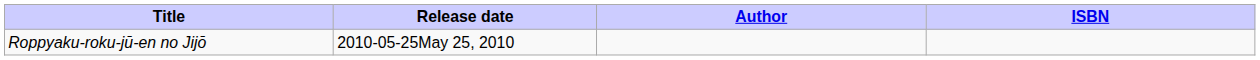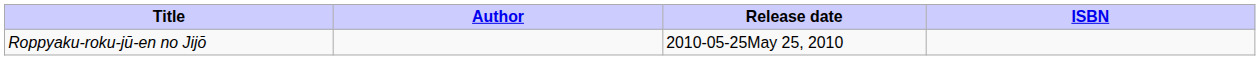columns swapped: (761, 17) <-> (465, 17)
